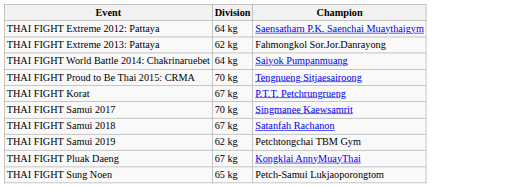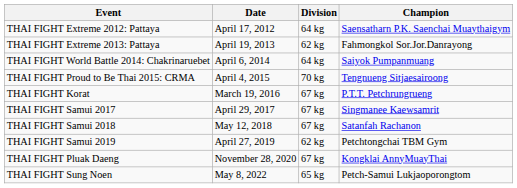+ column: (255, 12)
(226, 110) 70 kg -> (313, 110) 67 kg
